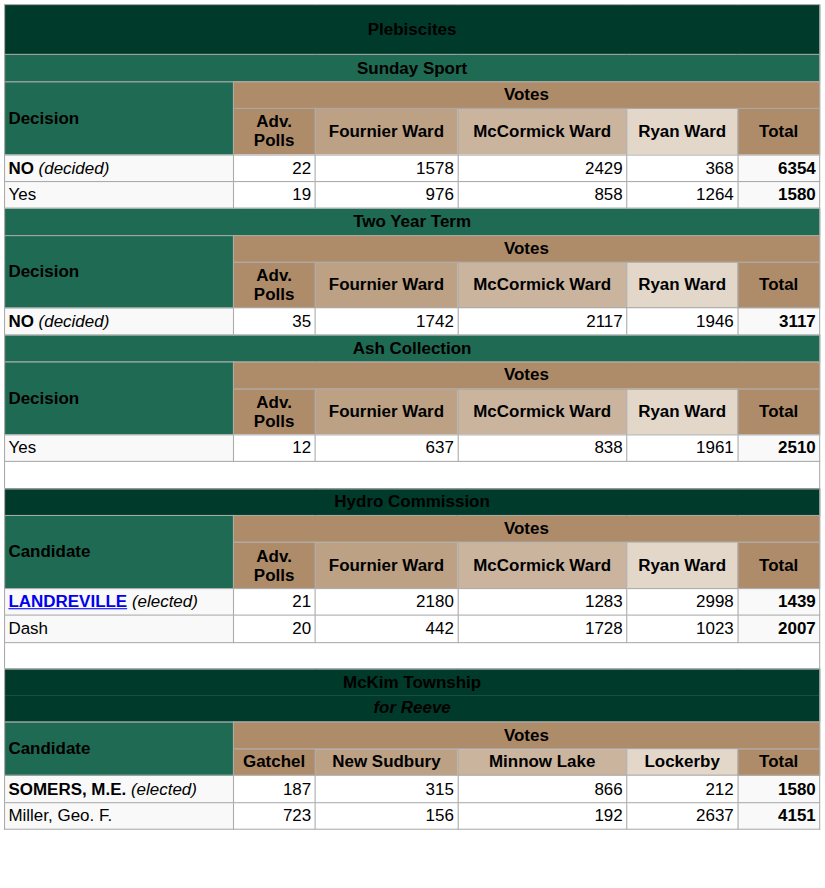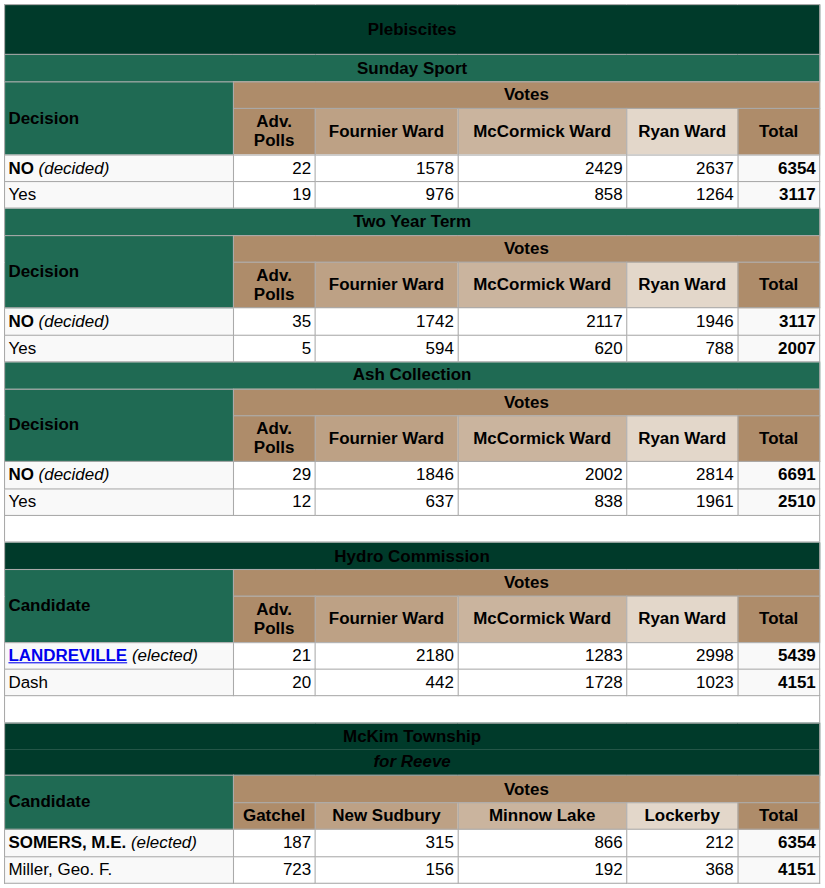(720, 167) 368 -> (715, 167) 2637
(797, 194) 1580 -> (797, 194) 3117
+ row: (22, 348)
+ row: (59, 475)
(797, 601) 1439 -> (797, 655) 5439
(797, 628) 2007 -> (797, 682) 4151
(797, 788) 1580 -> (797, 842) 6354
(715, 815) 2637 -> (720, 869) 368
